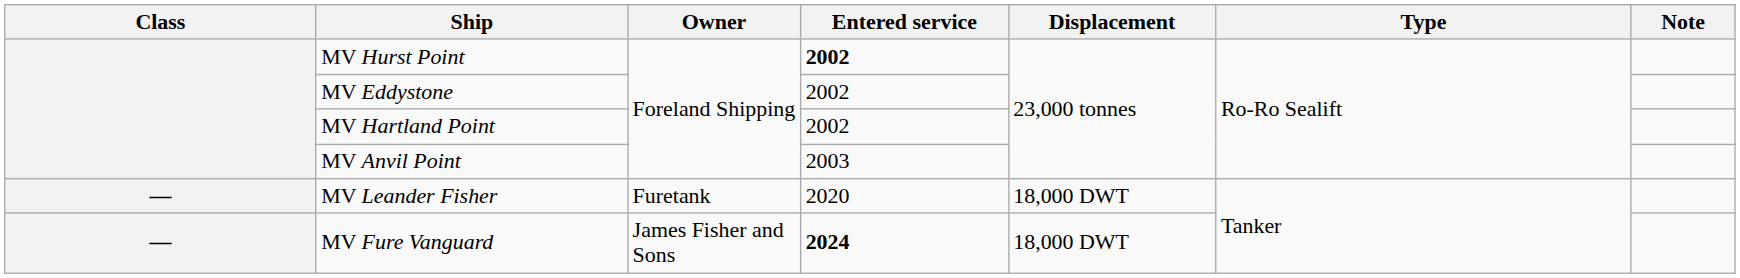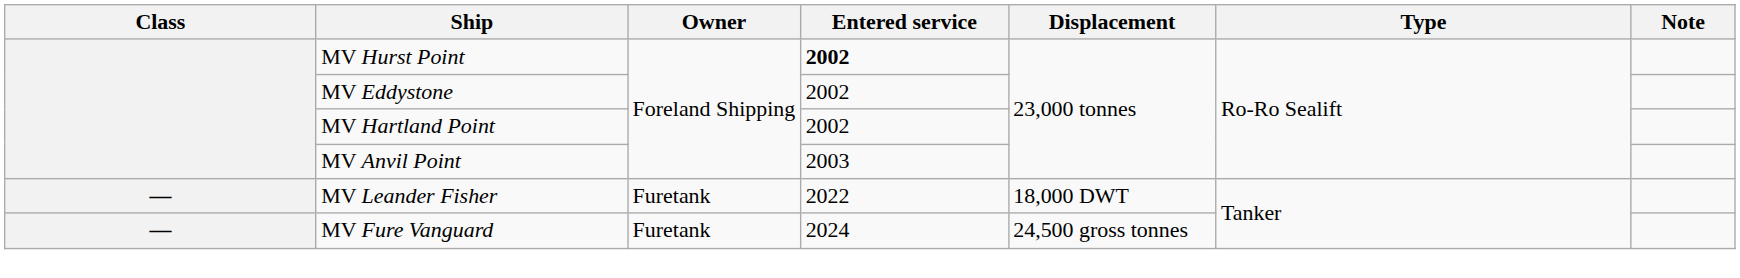(828, 195) 2020 -> (828, 195) 2022
(708, 242) James Fisher and Sons -> (672, 230) Furetank
(828, 242) bold -> (828, 230) normal
(1071, 242) 18,000 DWT -> (1101, 230) 24,500 gross tonnes
